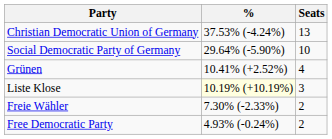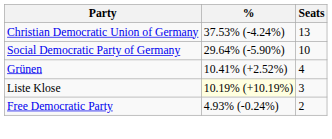- row: (38, 106)
